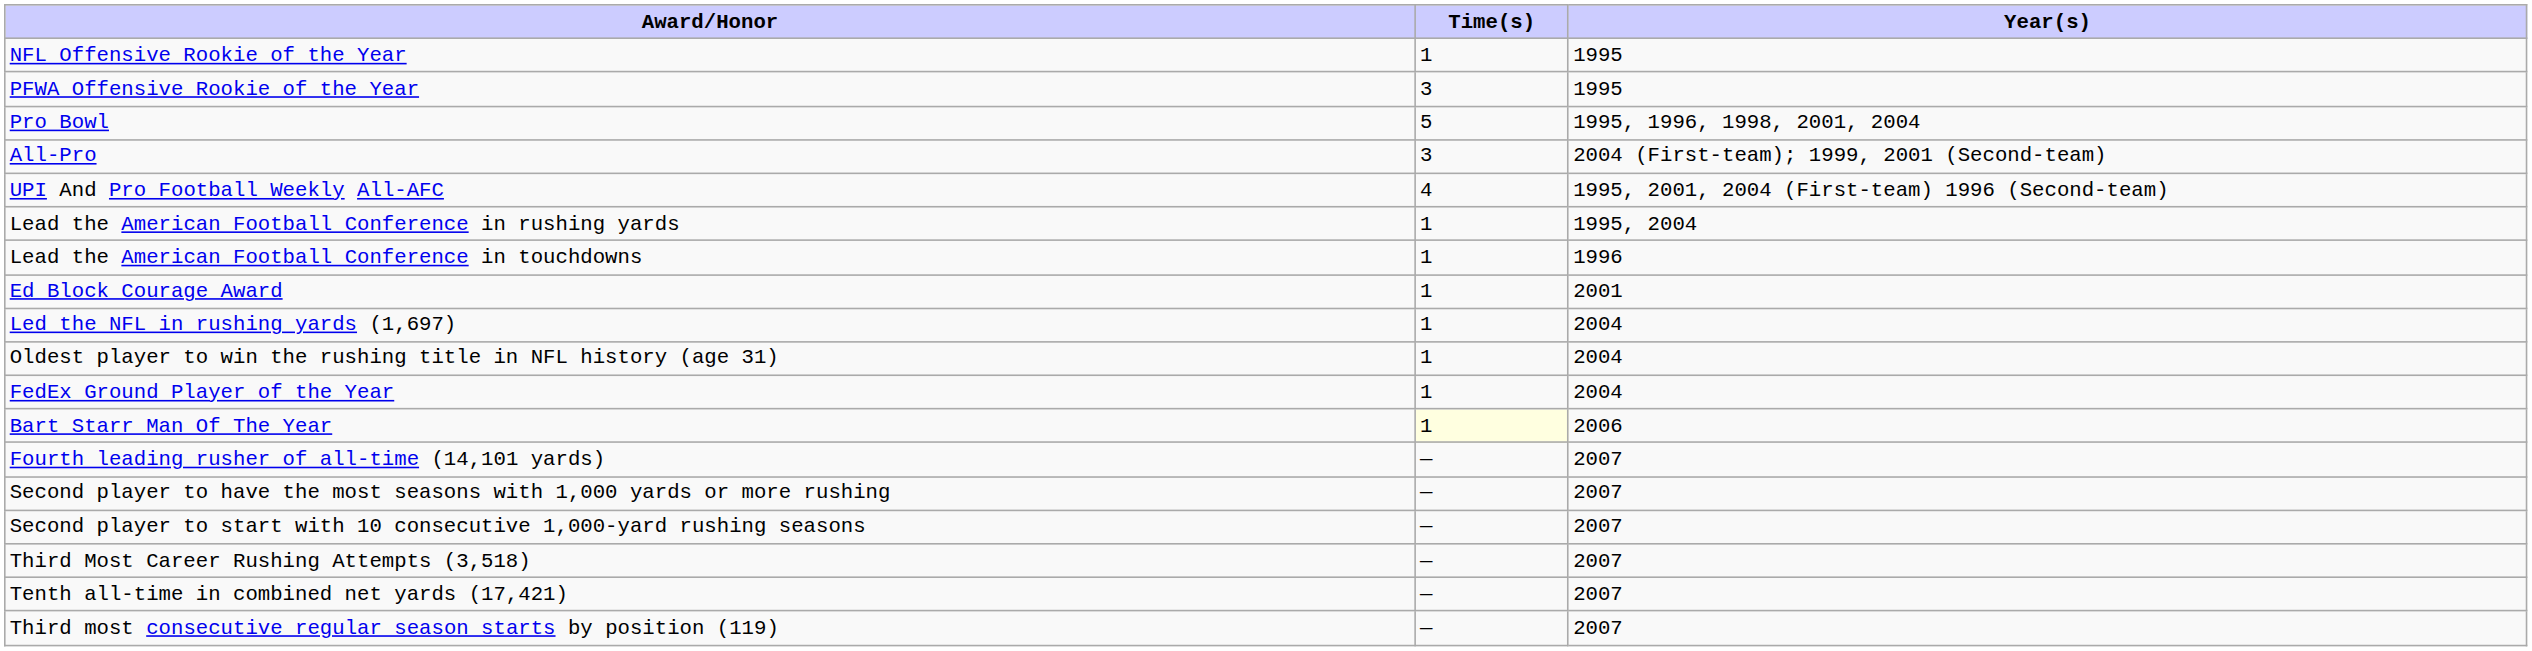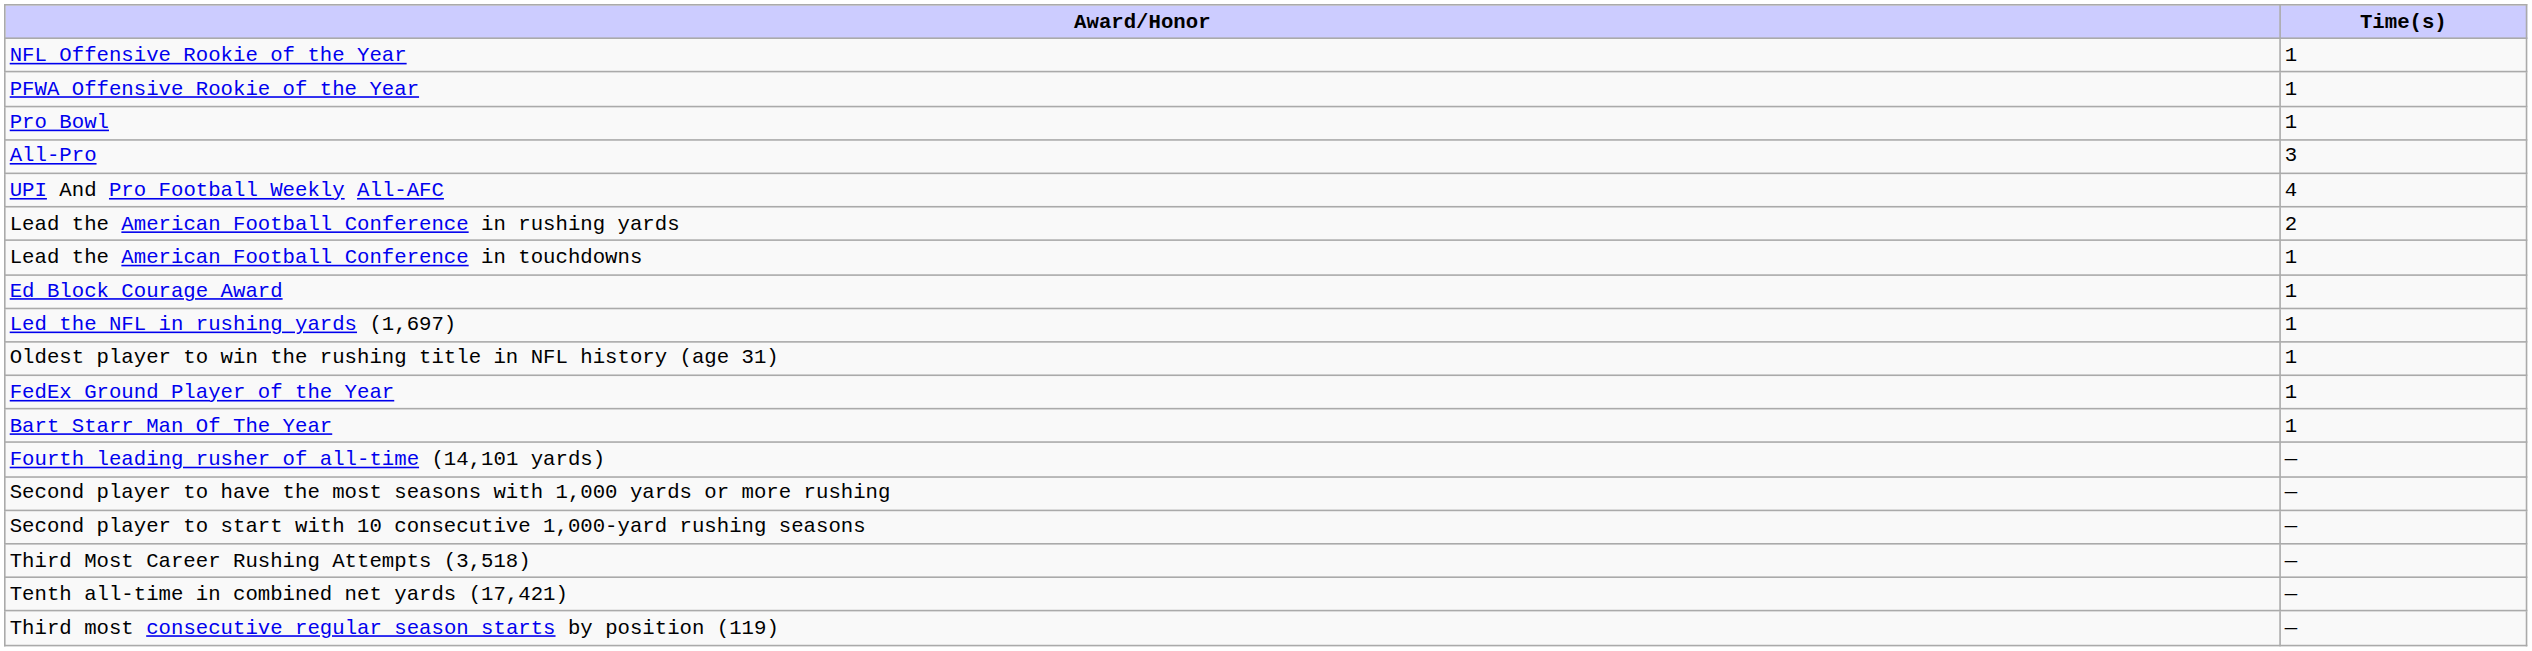- column: (2048, 22)
(1426, 89) 3 -> (2291, 89) 1
(1426, 123) 5 -> (2291, 123) 1
(1426, 224) 1 -> (2291, 224) 2
(1426, 426) lightyellow background -> (2291, 426) no background
